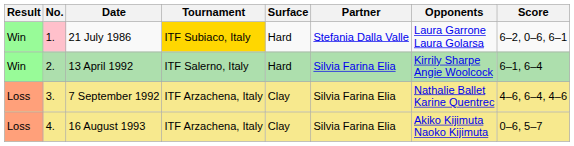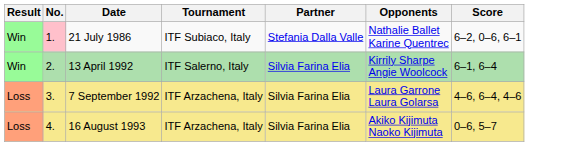- column: (288, 13)
(207, 36) gold background -> (207, 36) no background
(450, 36) Laura Garrone Laura Golarsa -> (409, 36) Nathalie Ballet Karine Quentrec
(454, 96) Nathalie Ballet Karine Quentrec -> (404, 96) Laura Garrone Laura Golarsa
